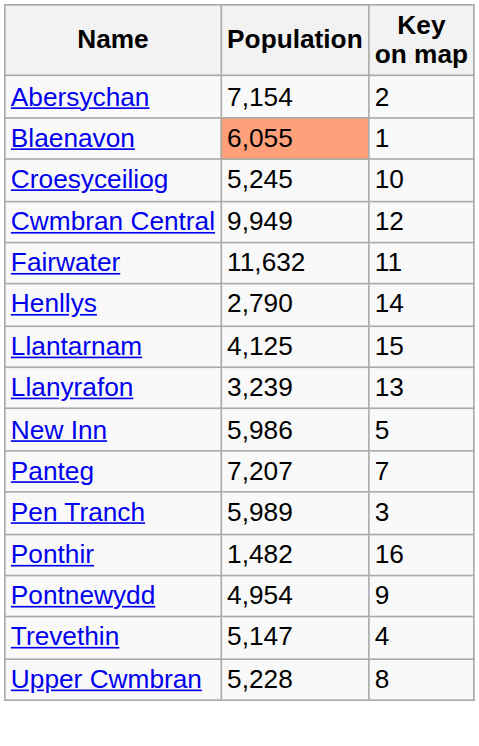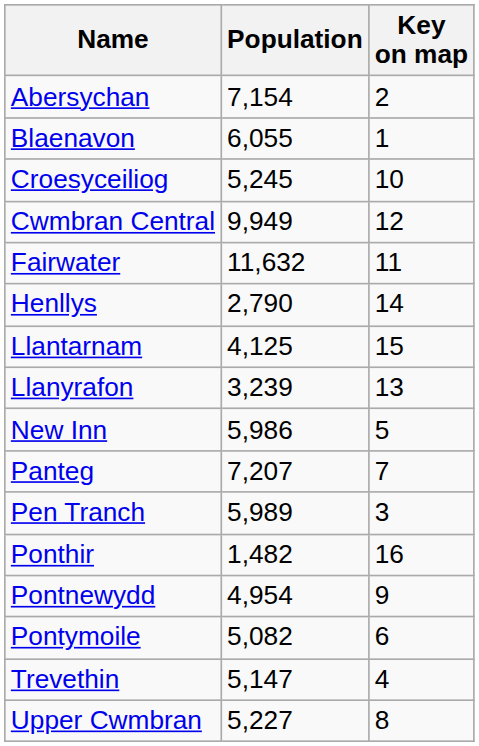(260, 138) lightsalmon background -> (260, 138) no background
+ row: (76, 637)
(260, 679) 5,228 -> (260, 720) 5,227
